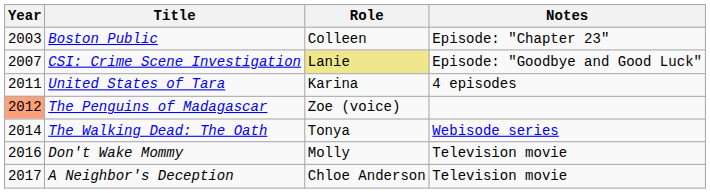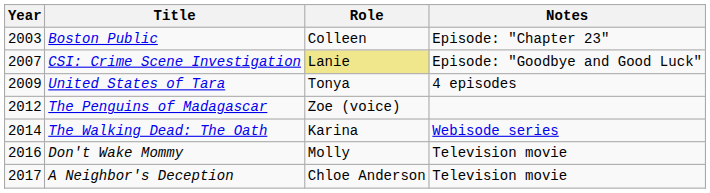(25, 85) 2011 -> (25, 85) 2009
(333, 85) Karina -> (329, 85) Tonya
(25, 108) lightsalmon background -> (25, 108) no background
(329, 130) Tonya -> (333, 130) Karina
